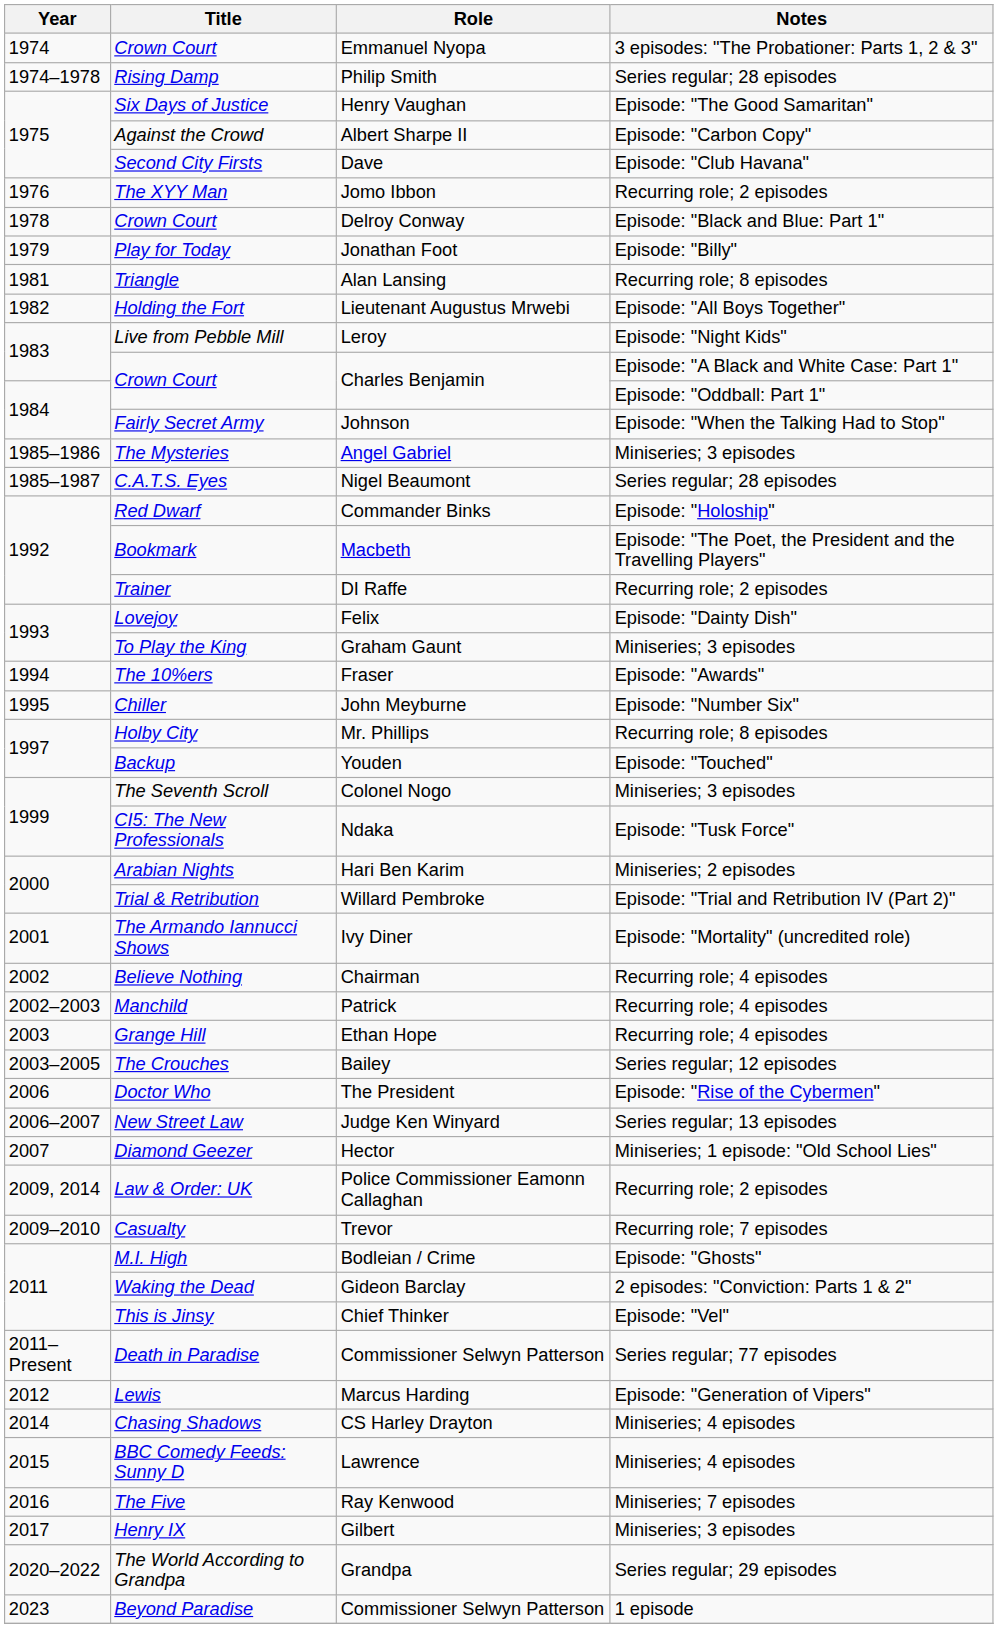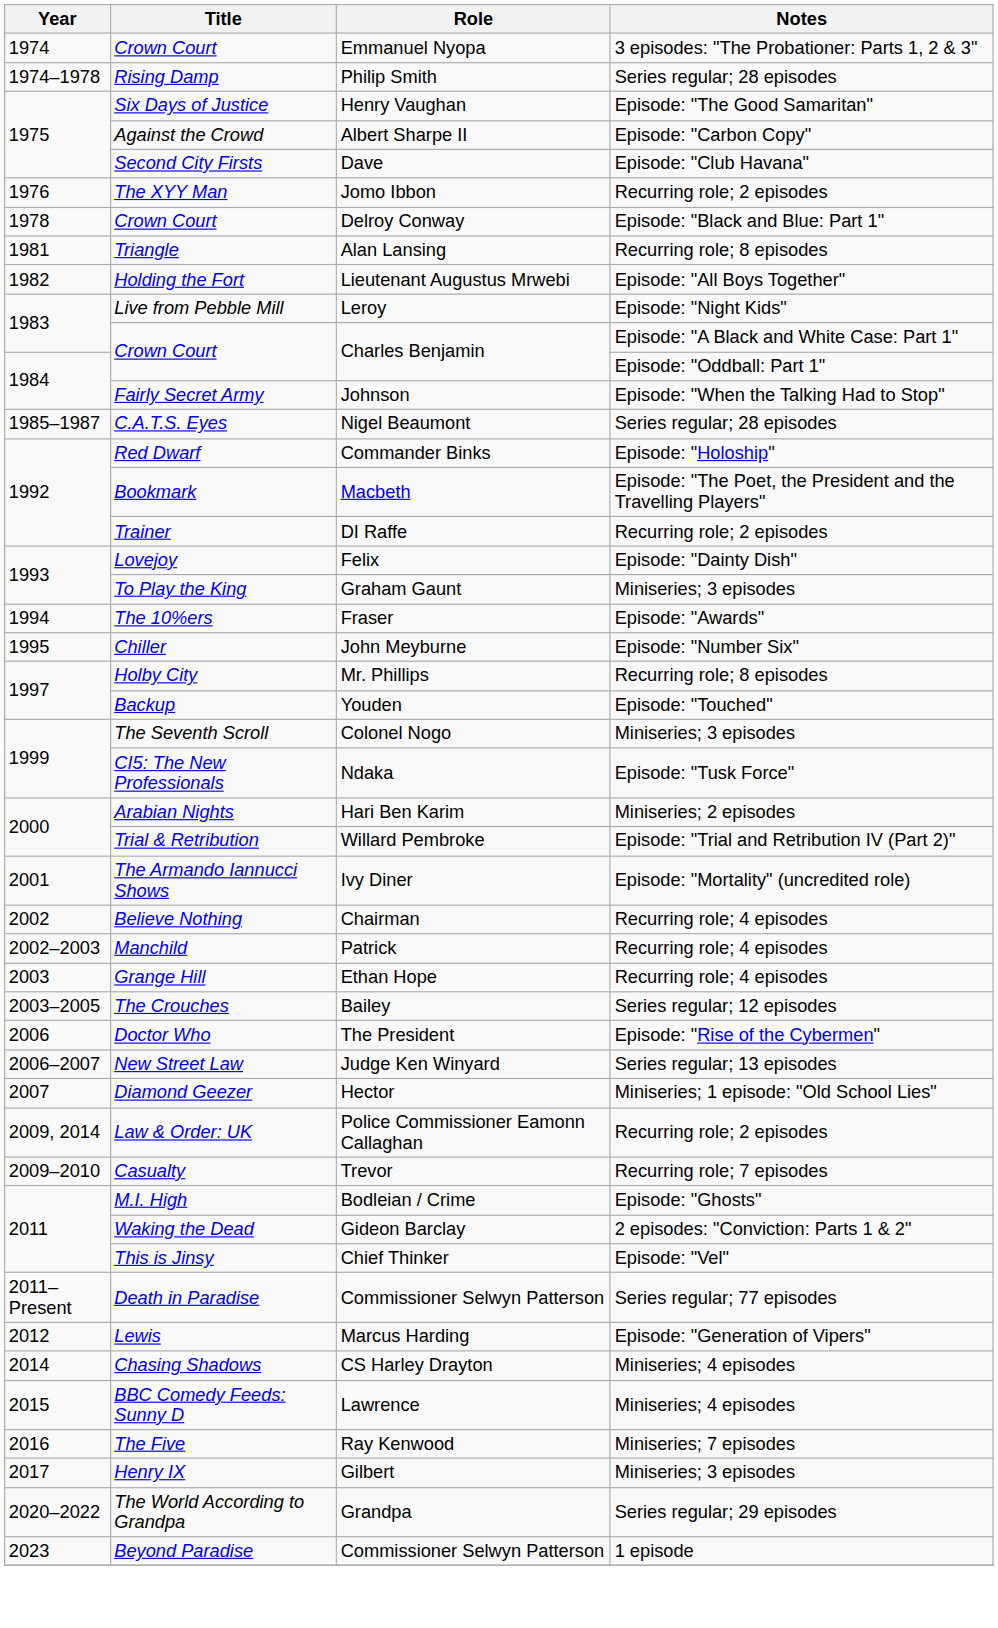- row: (399, 250)
- row: (396, 452)
